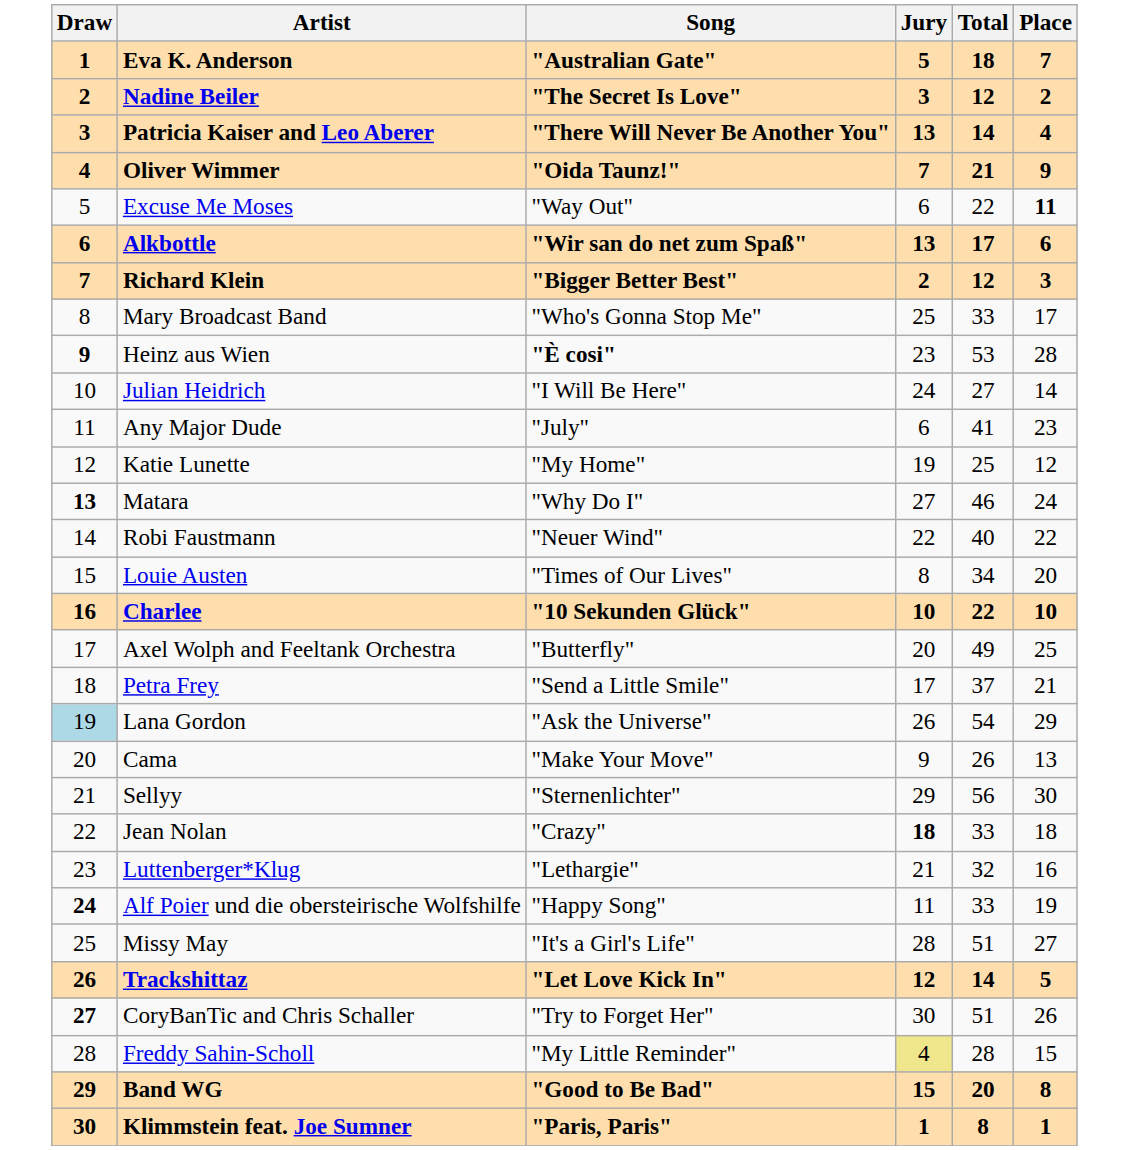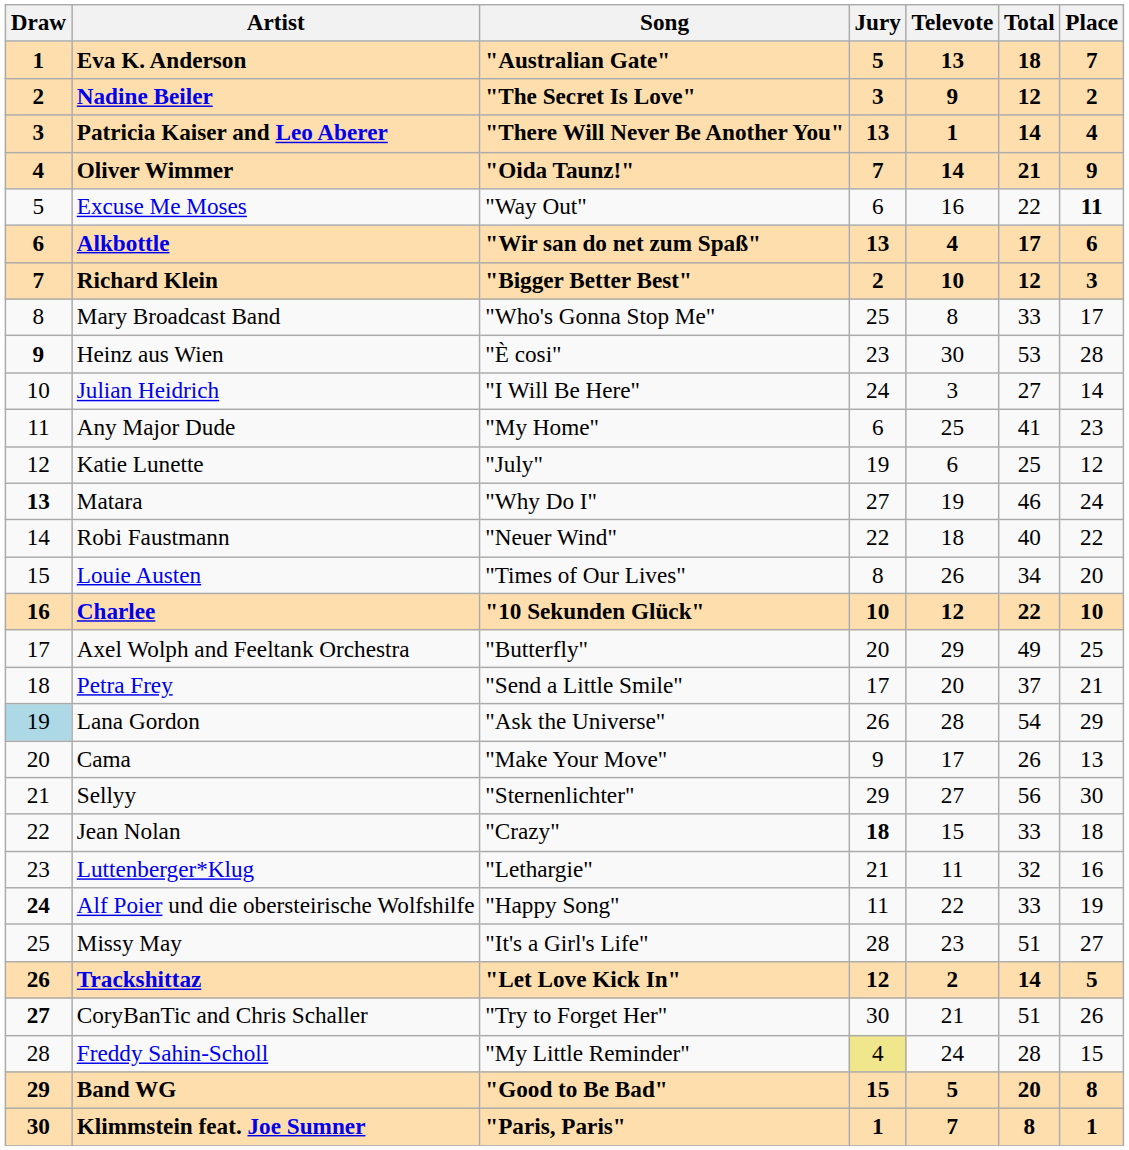+ column: (952, 22)
(574, 354) bold -> (523, 354) normal
(560, 427) "July" -> (542, 427) "My Home"
(588, 464) "My Home" -> (514, 464) "July"
